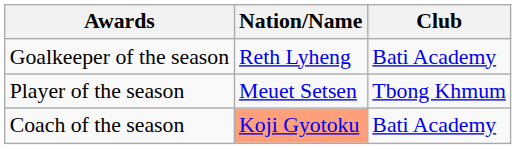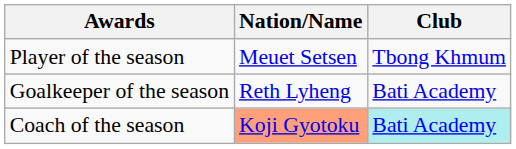rows swapped: (97, 90) <-> (119, 56)
(434, 125) no background -> (434, 125) paleturquoise background
